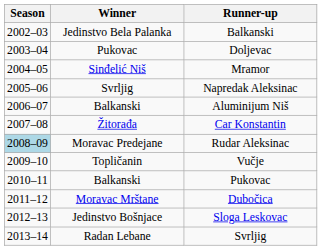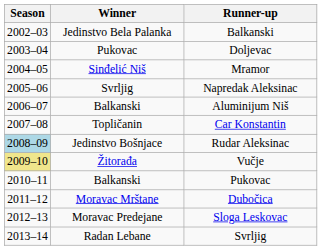(117, 124) Žitorađa -> (117, 124) Topličanin
(117, 143) Moravac Predejane -> (117, 143) Jedinstvo Bošnjace
(27, 161) no background -> (27, 161) khaki background
(117, 161) Topličanin -> (117, 161) Žitorađa
(117, 217) Jedinstvo Bošnjace -> (117, 217) Moravac Predejane
